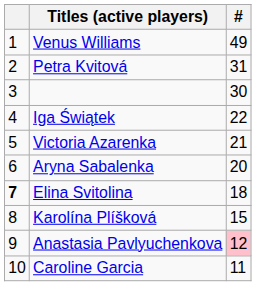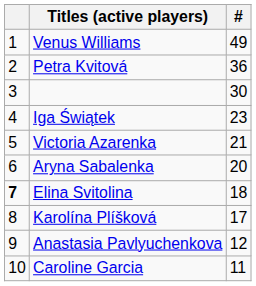(238, 67) 31 -> (238, 67) 36
(238, 117) 22 -> (238, 117) 23
(238, 218) 15 -> (238, 218) 17
(238, 243) pink background -> (238, 243) no background
